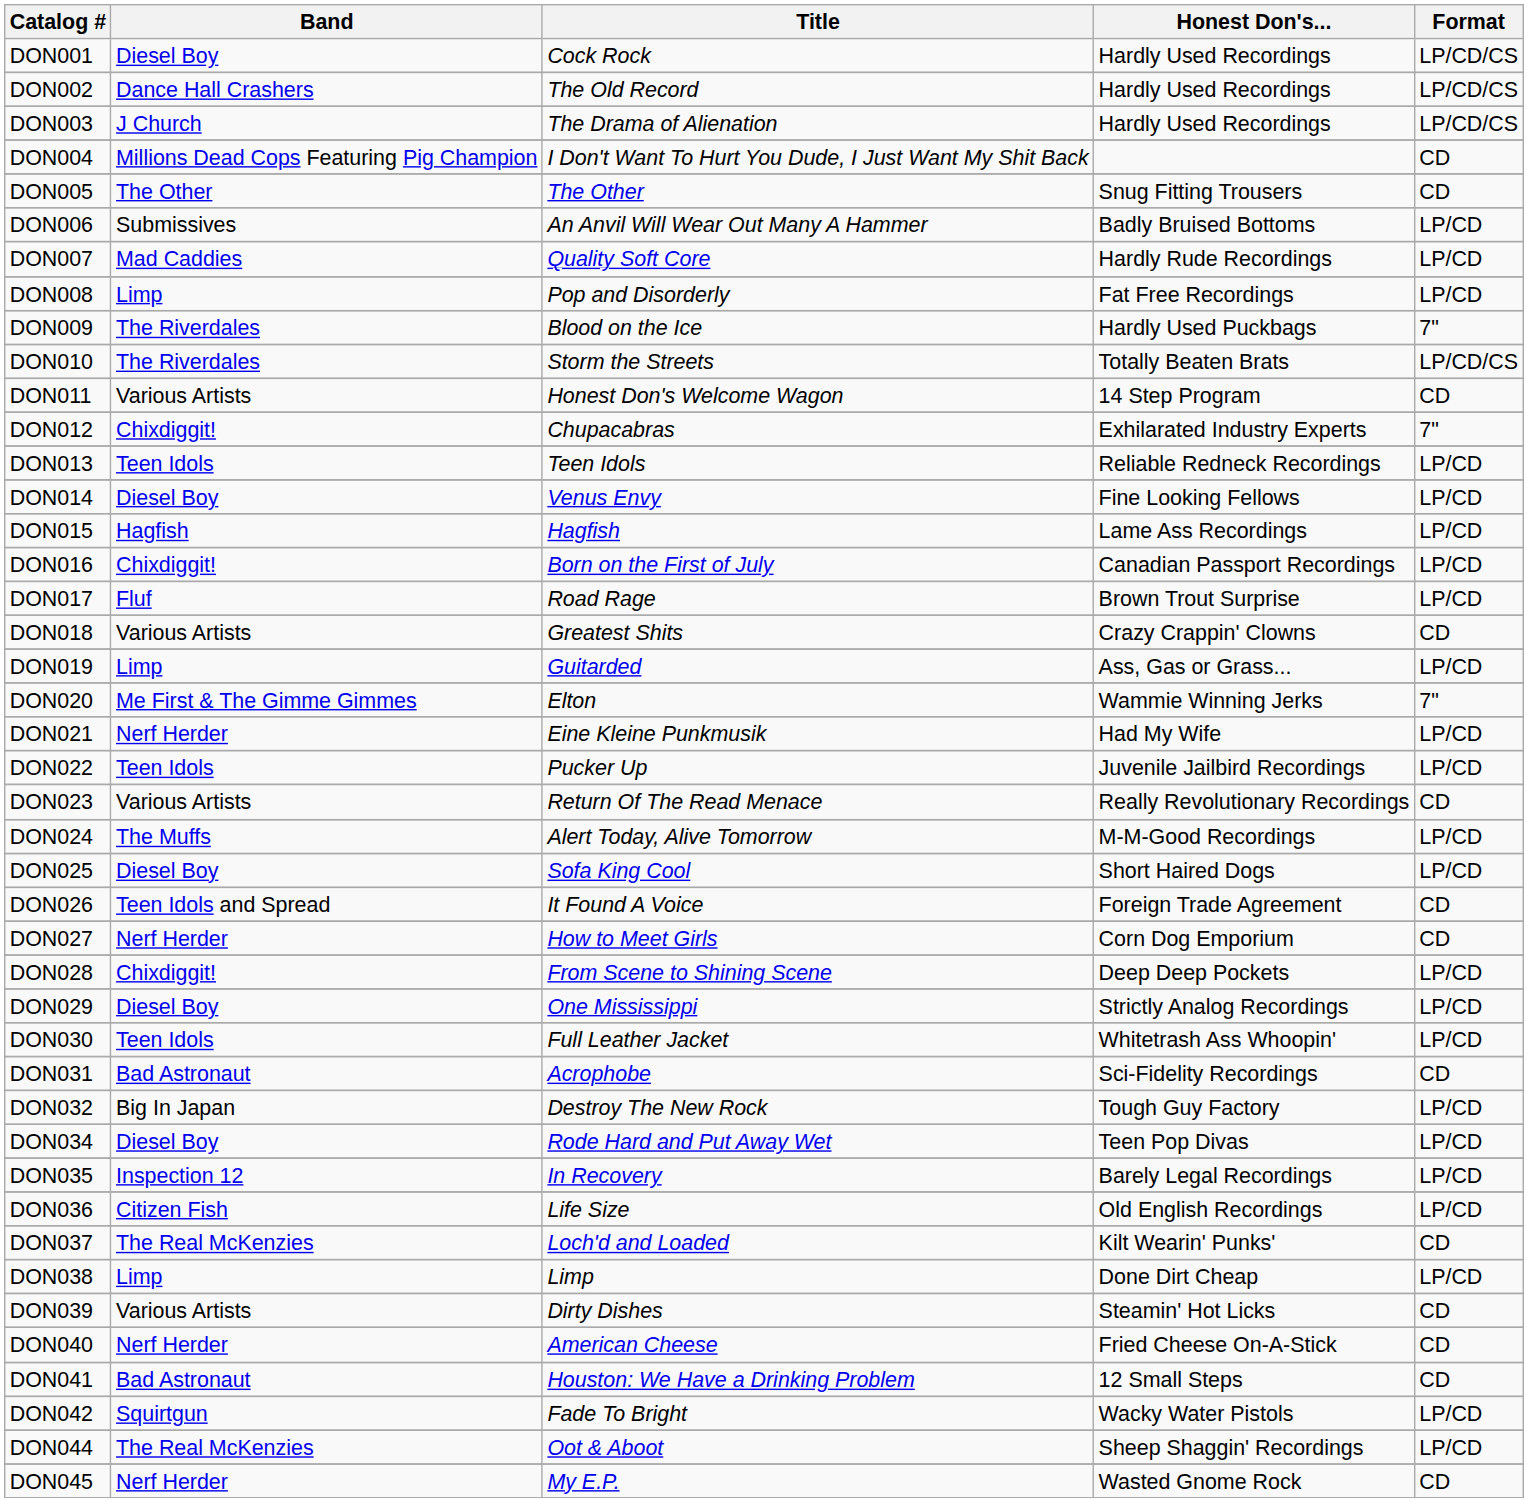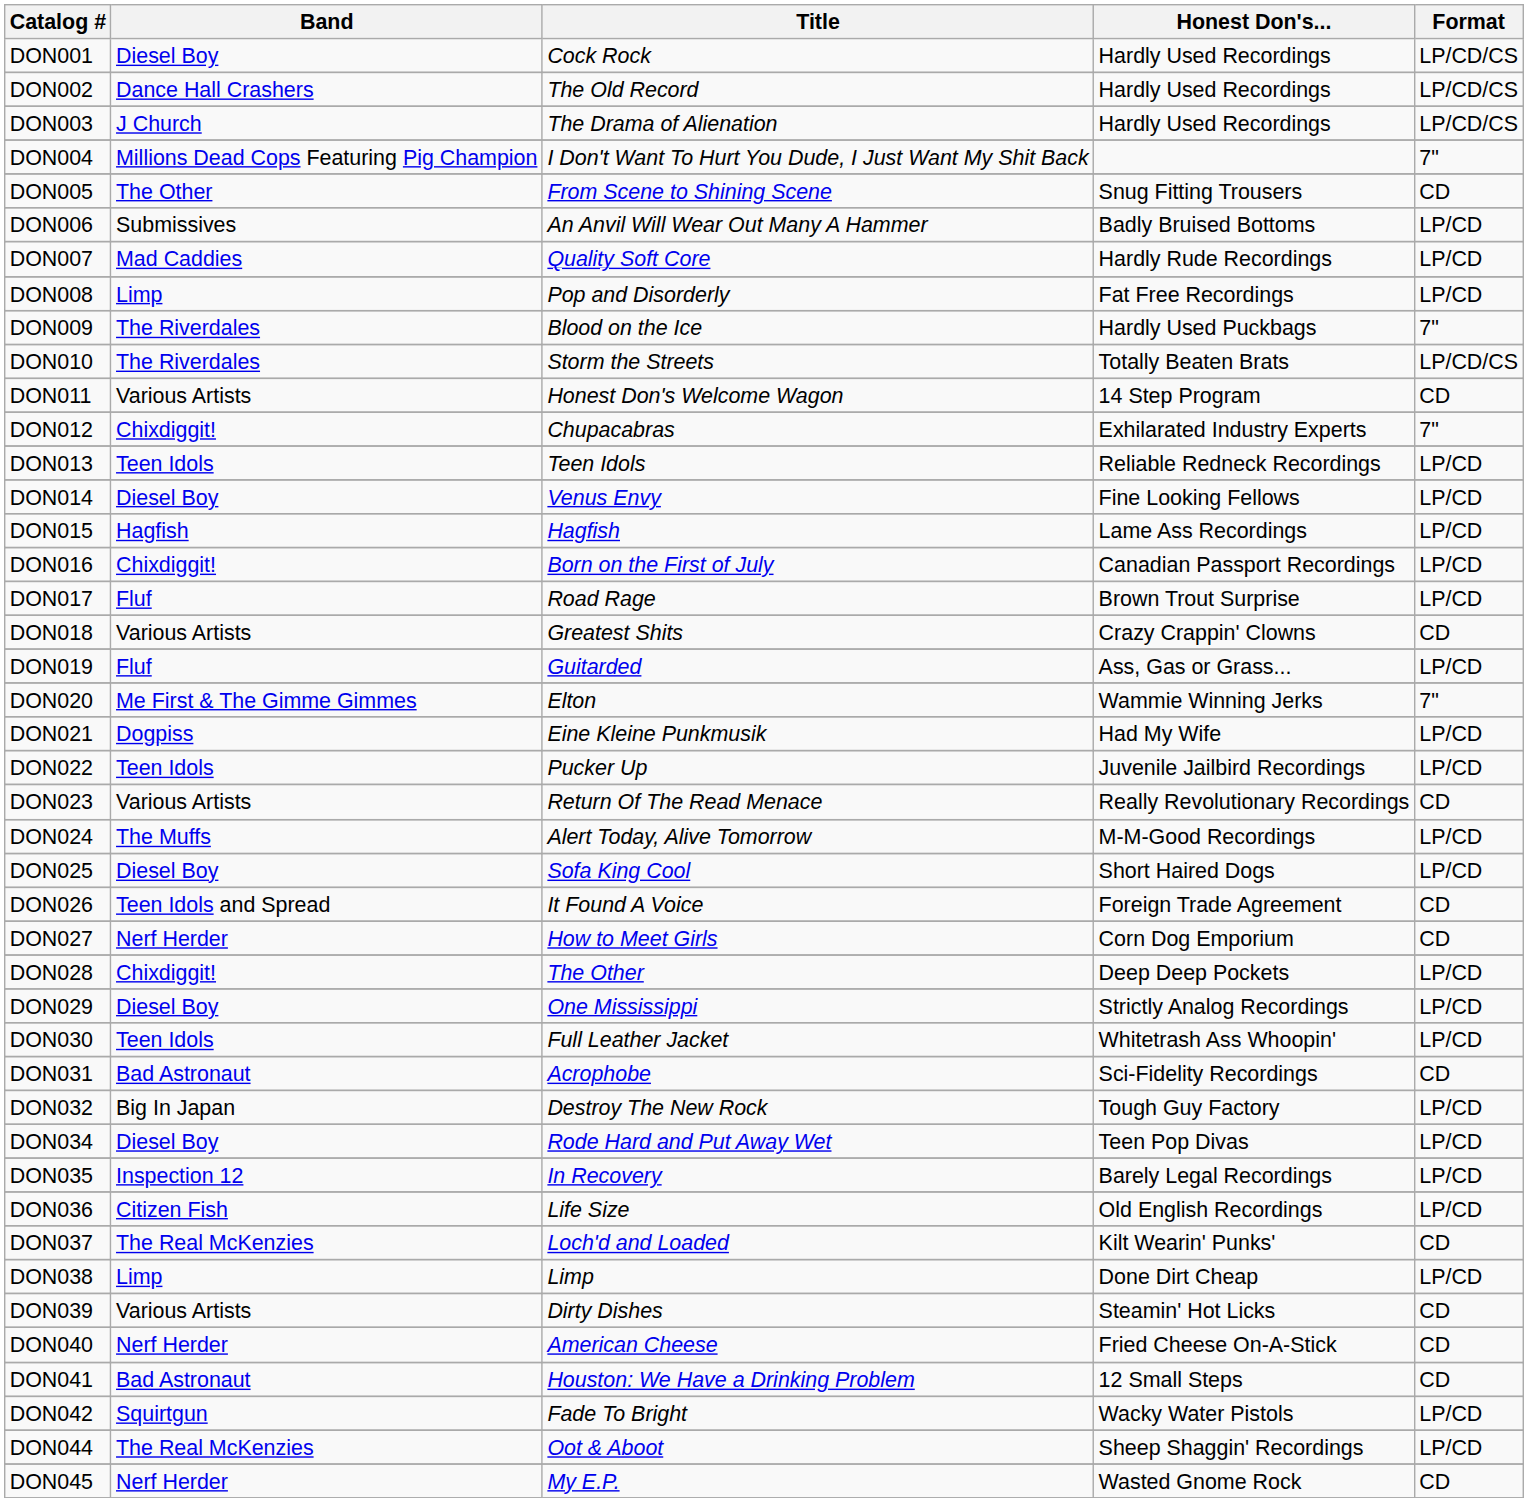(1435, 158) CD -> (1429, 158) 7"
(596, 191) The Other -> (690, 191) From Scene to Shining Scene
(139, 666) Limp -> (134, 666) Fluf
(172, 734) Nerf Herder -> (155, 734) Dogpiss
(690, 972) From Scene to Shining Scene -> (596, 972) The Other
